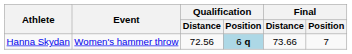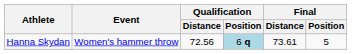(285, 42) 73.66 -> (285, 42) 73.61
(326, 42) 7 -> (326, 42) 5
